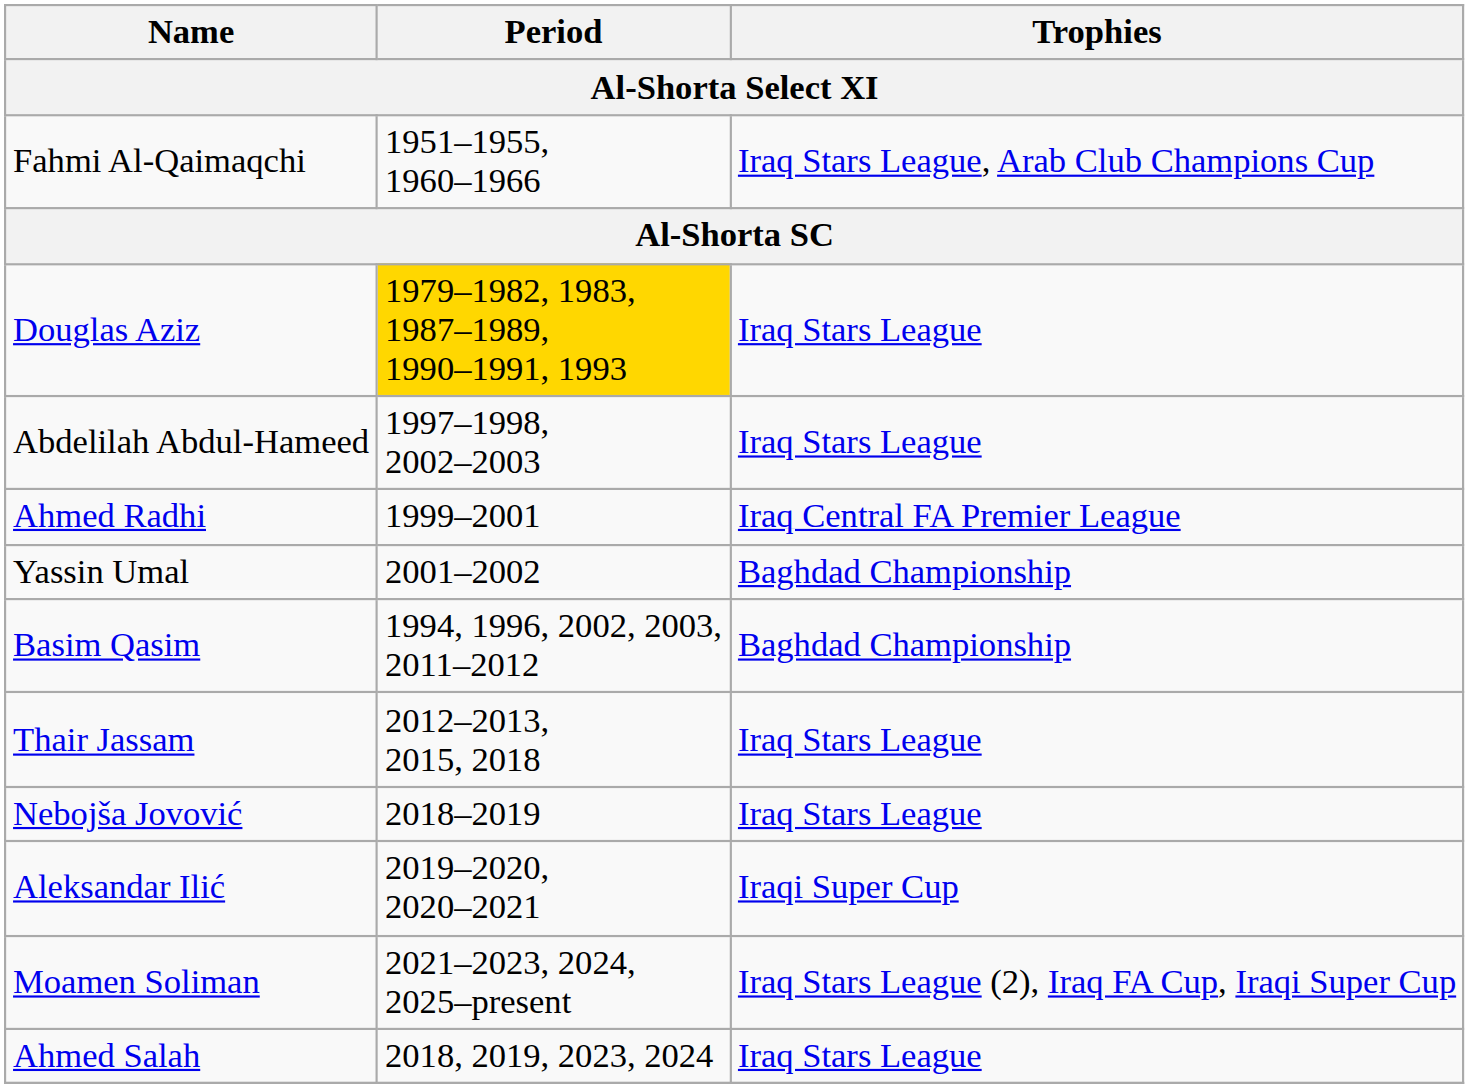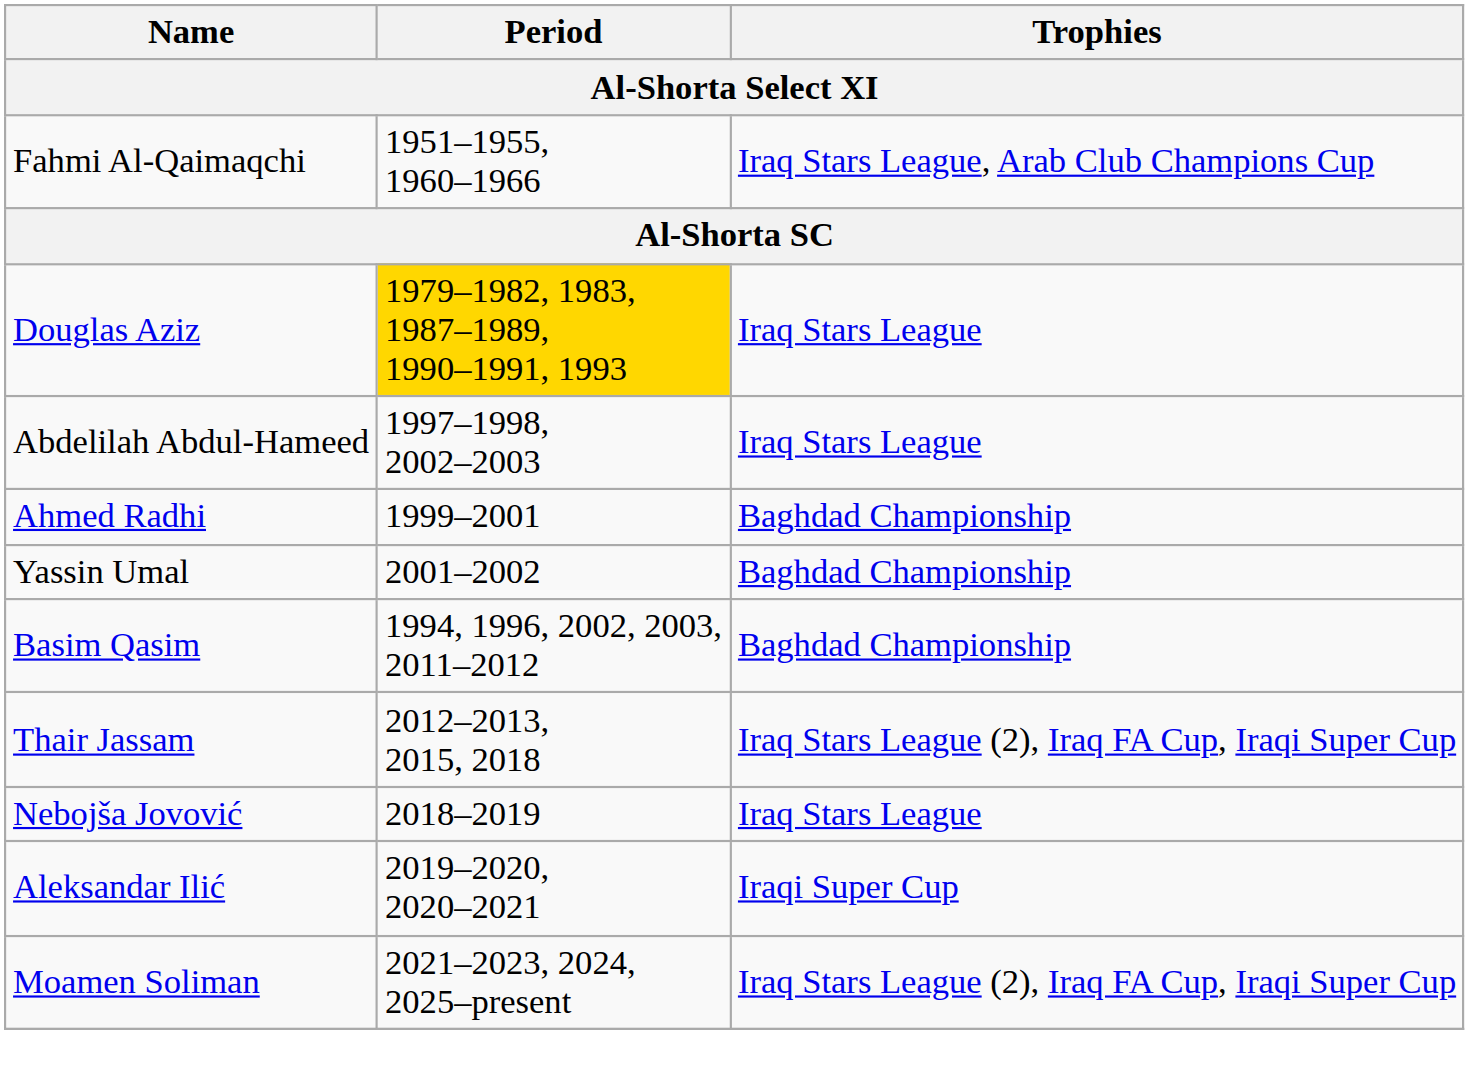(959, 516) Iraq Central FA Premier League -> (904, 516) Baghdad Championship
(860, 739) Iraq Stars League -> (1097, 739) Iraq Stars League (2), Iraq FA Cup, Iraqi Super Cup
- row: (107, 1055)
